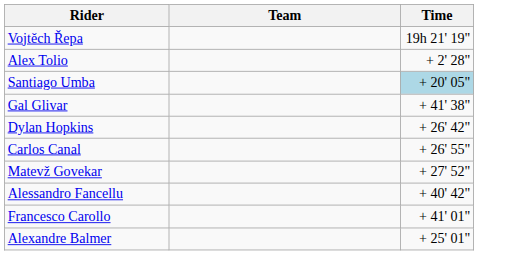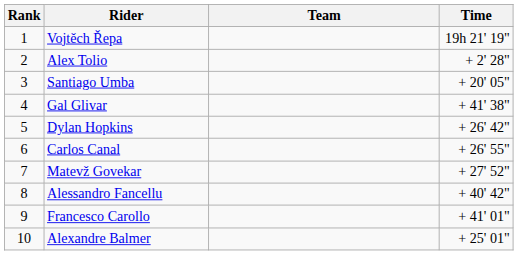+ column: (24, 15)
(445, 82) lightblue background -> (484, 82) no background
